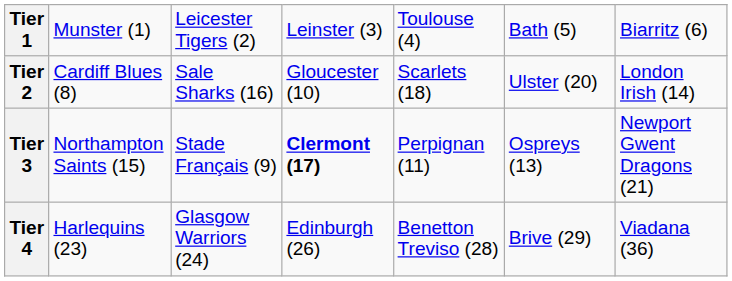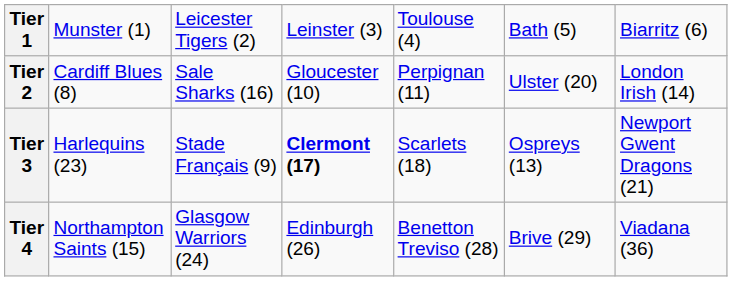(432, 81) Scarlets (18) -> (441, 81) Perpignan (11)
(109, 154) Northampton Saints (15) -> (99, 154) Harlequins (23)
(441, 154) Perpignan (11) -> (432, 154) Scarlets (18)
(99, 238) Harlequins (23) -> (109, 238) Northampton Saints (15)
